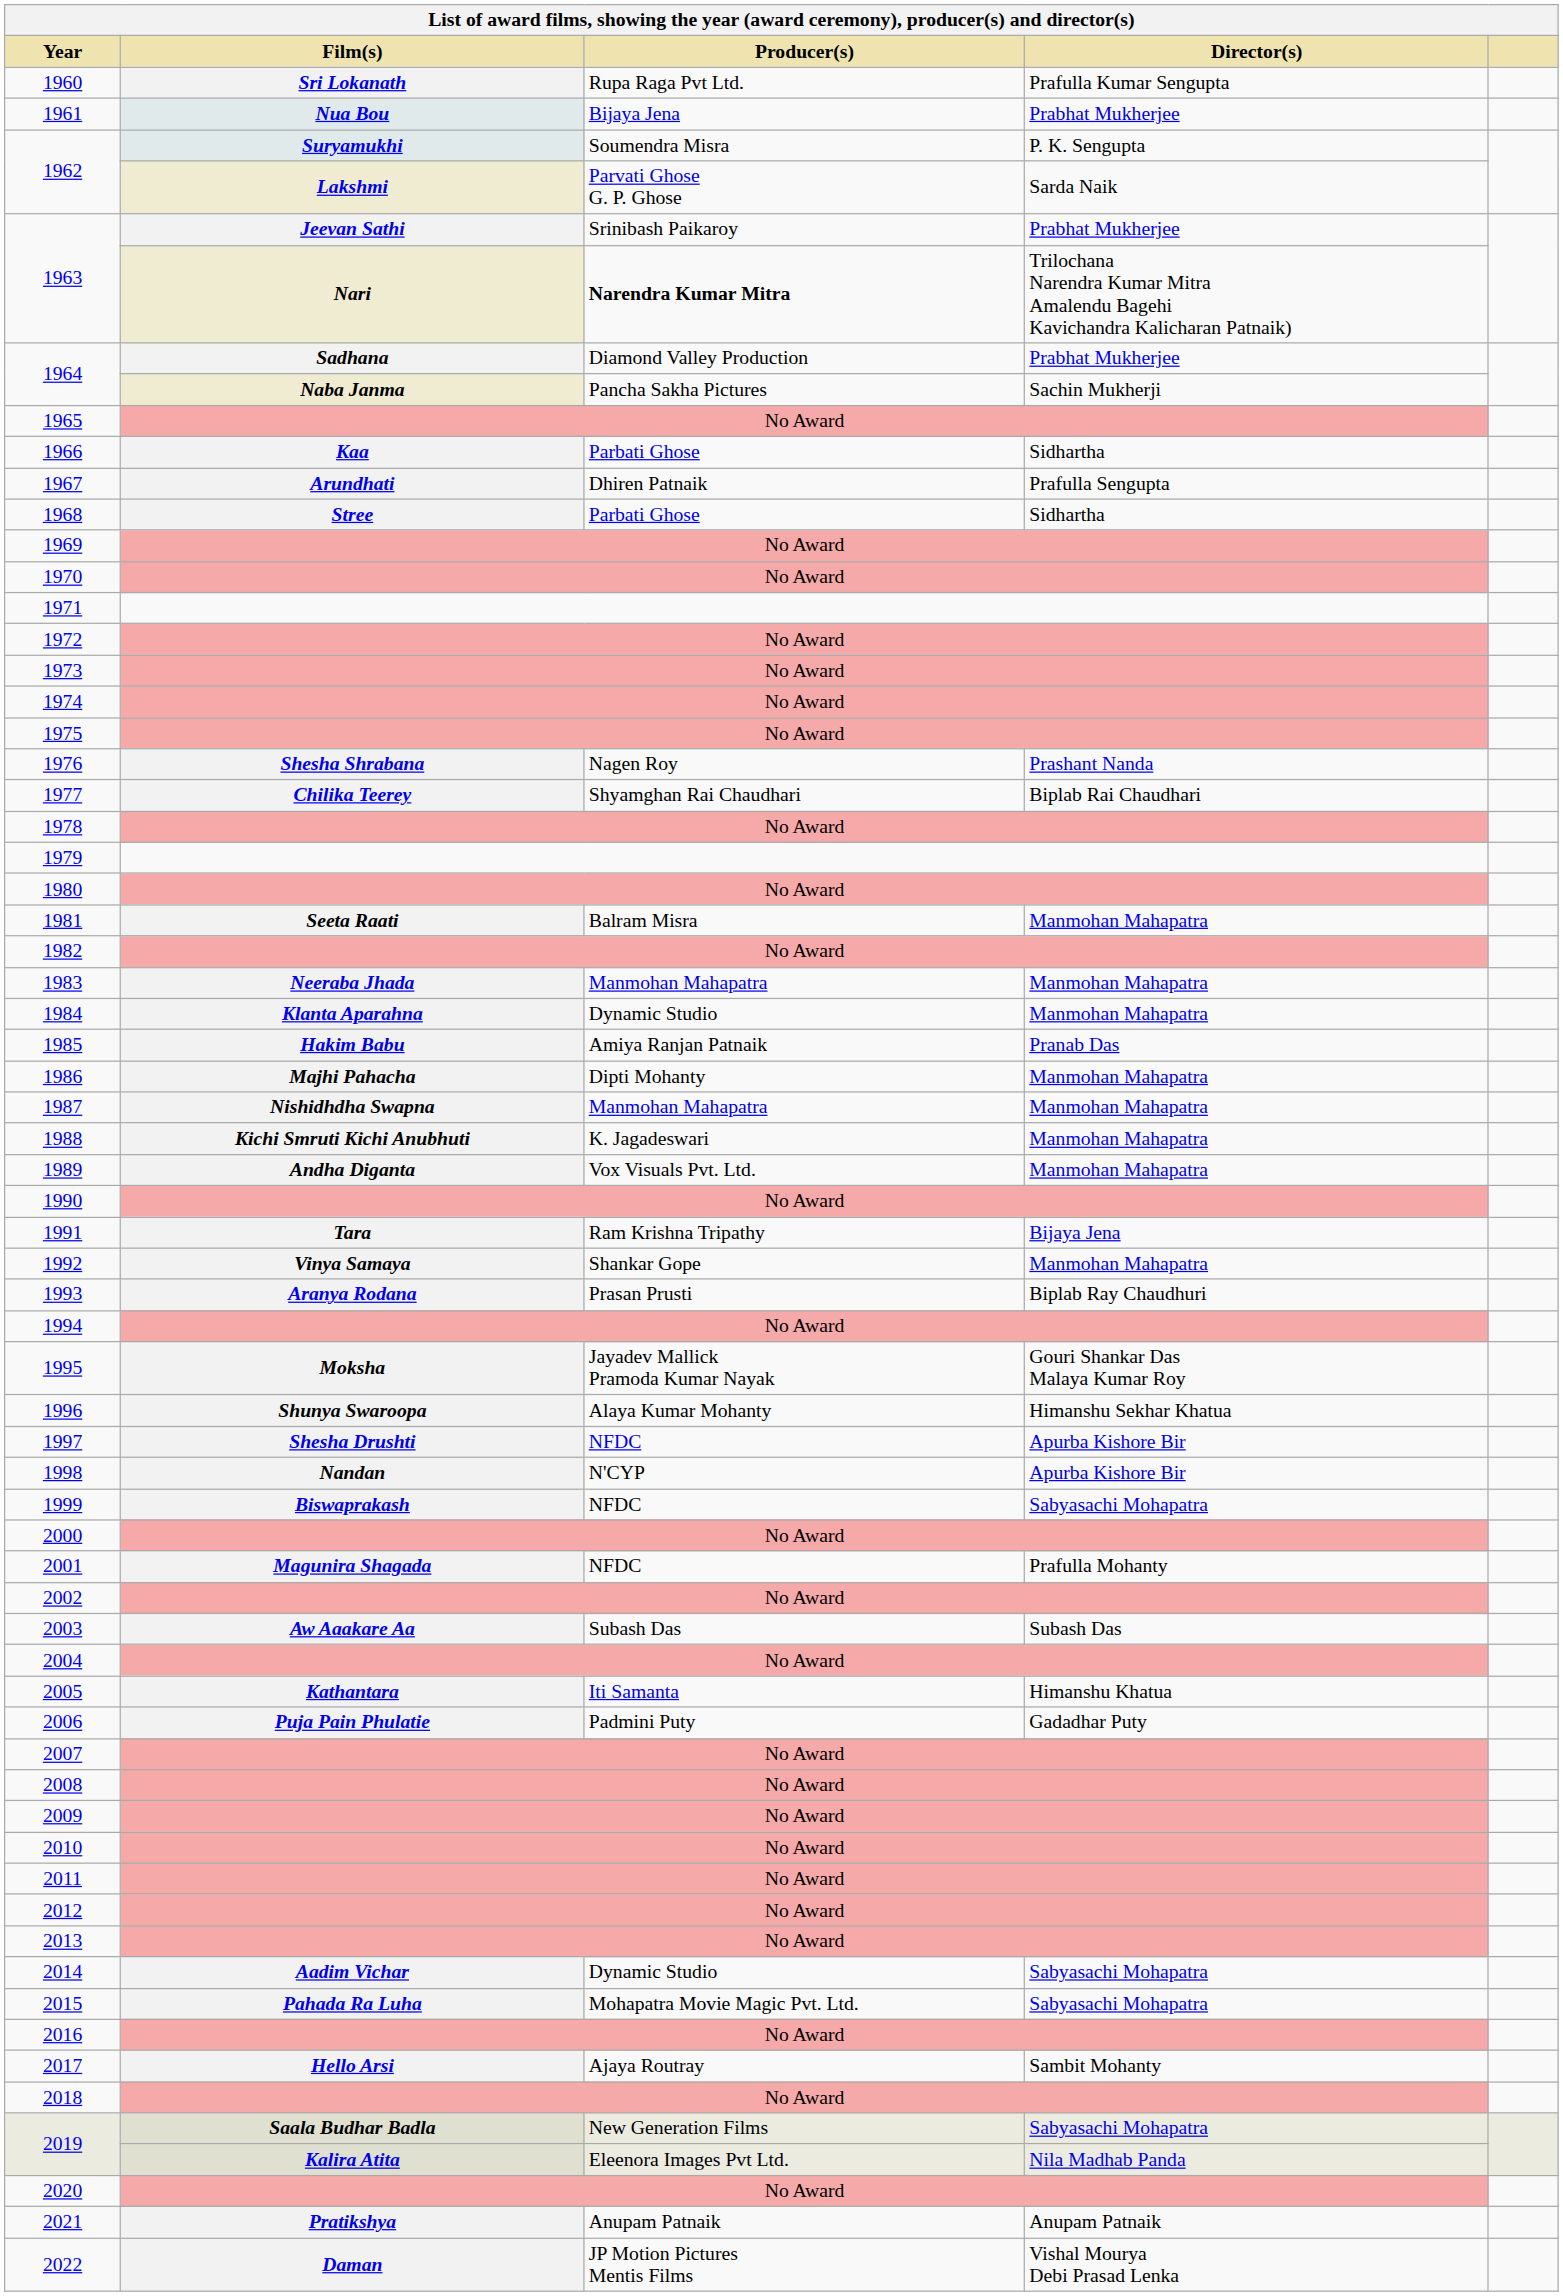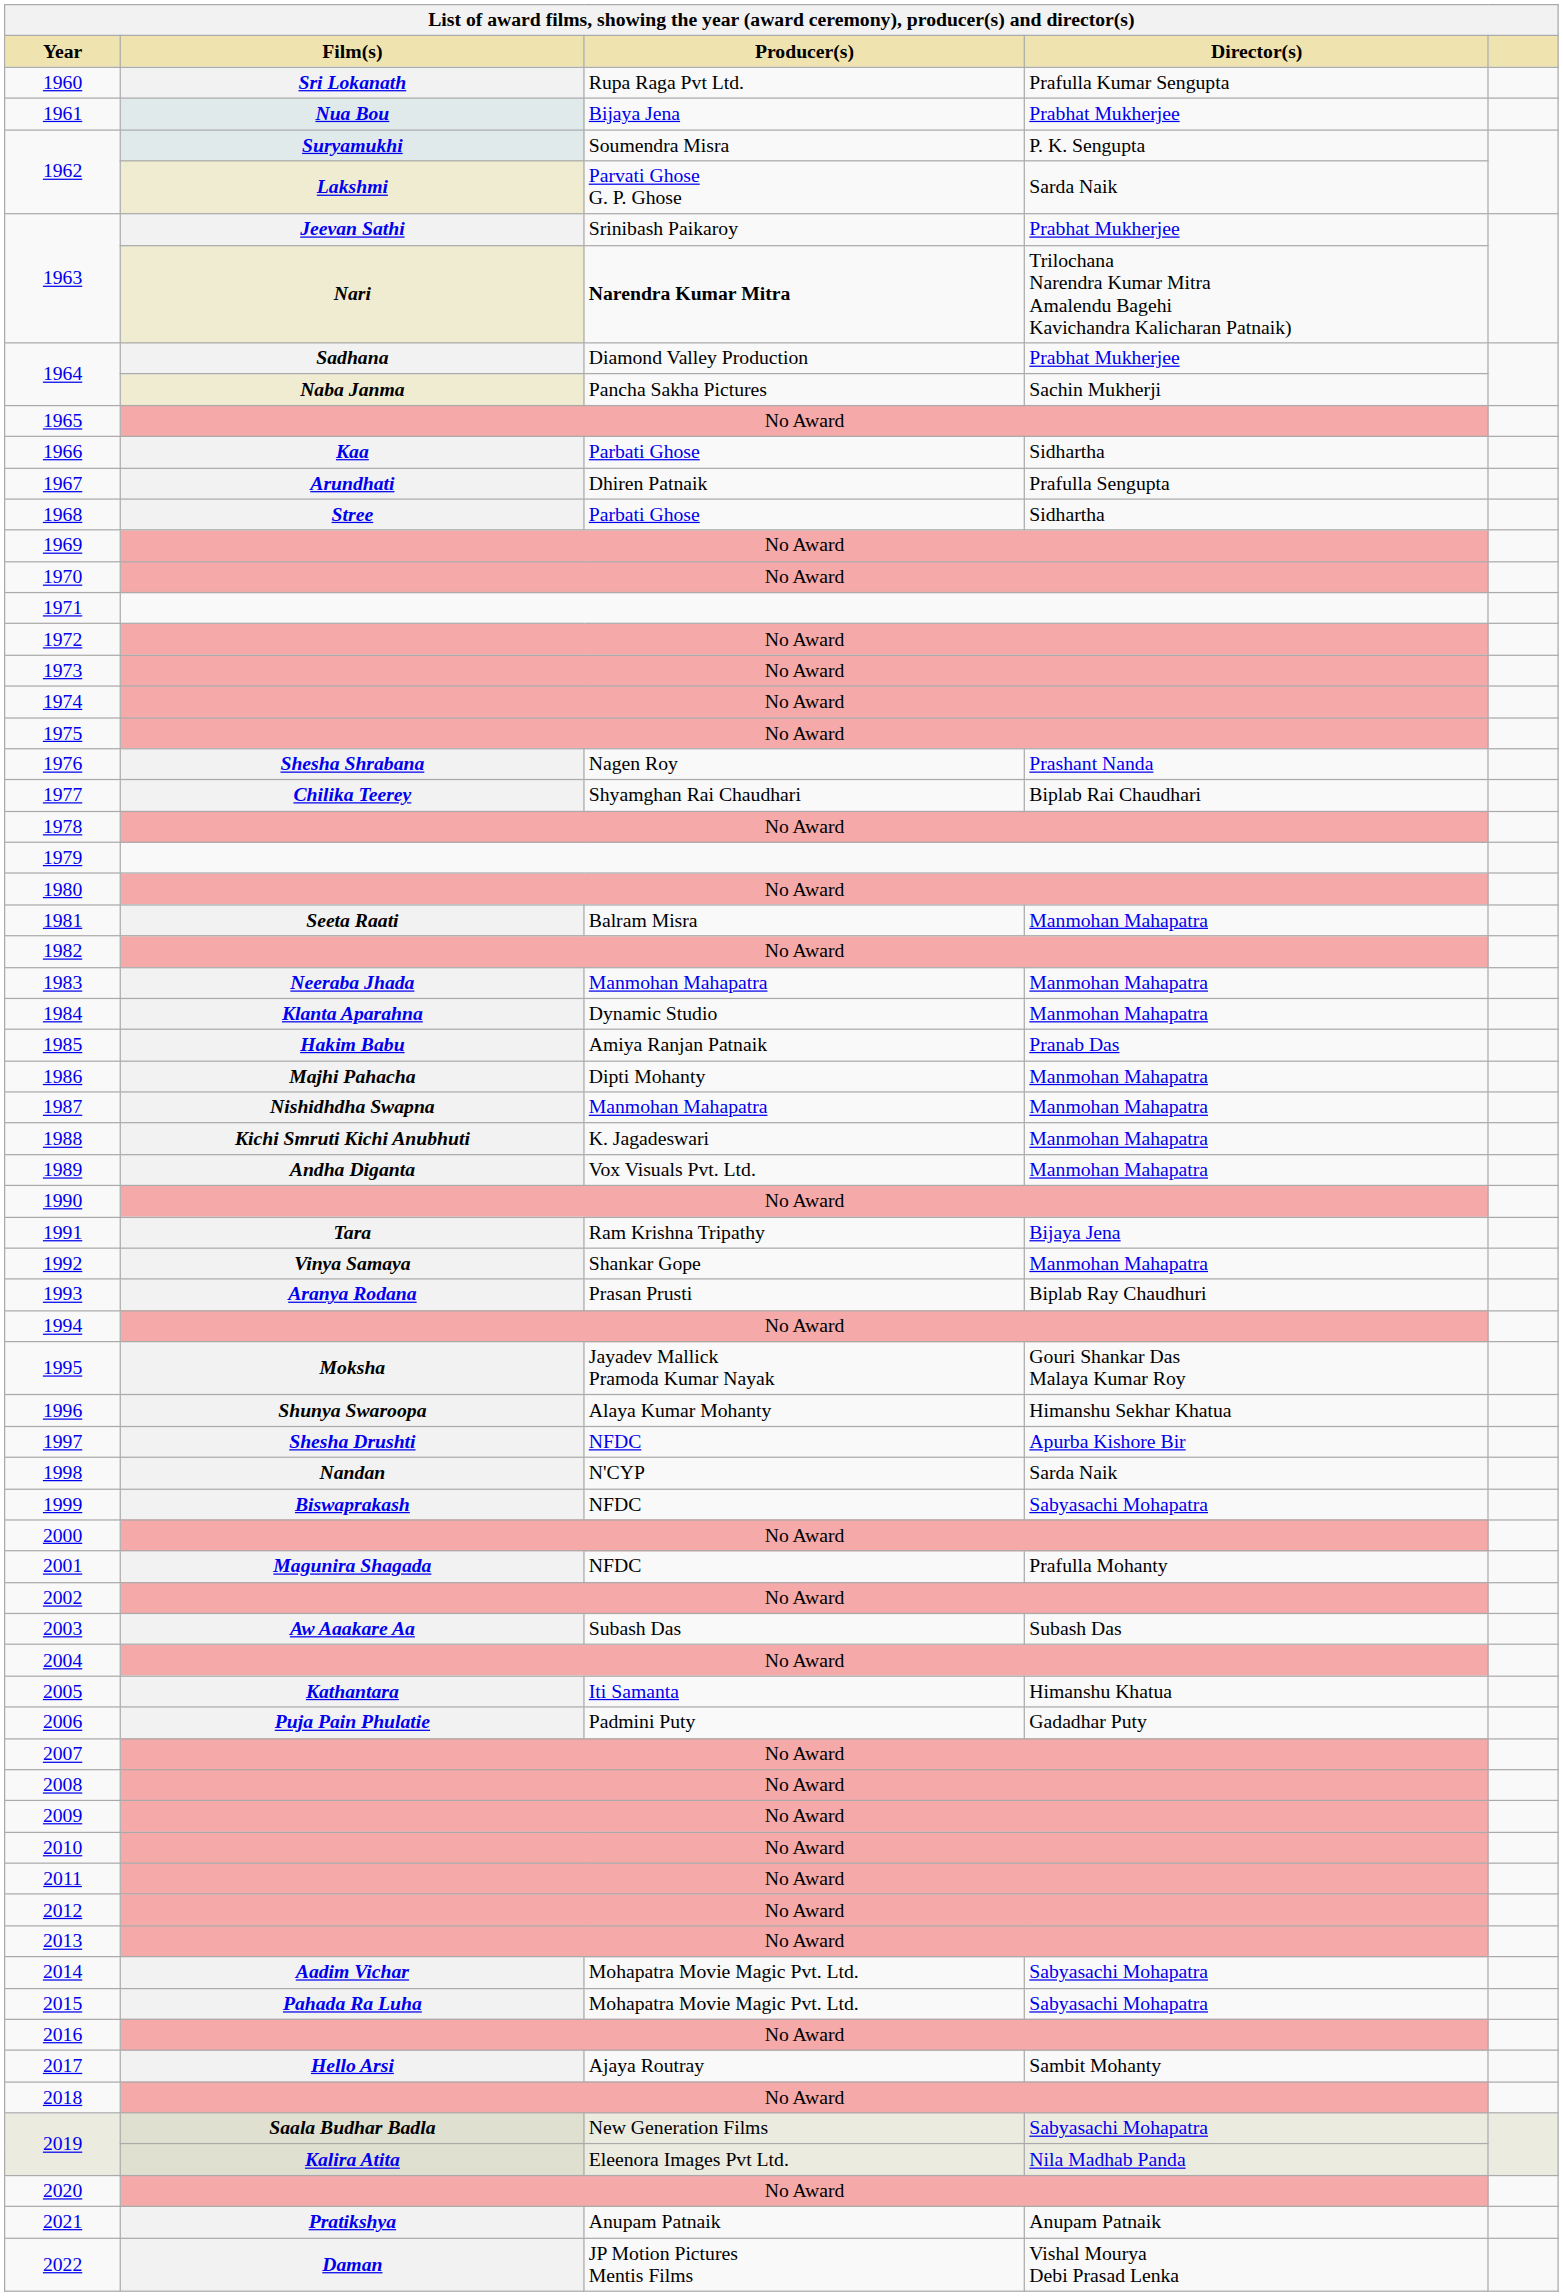(1108, 1472) Apurba Kishore Bir -> (1073, 1472) Sarda Naik
(653, 1972) Dynamic Studio -> (724, 1972) Mohapatra Movie Magic Pvt. Ltd.
